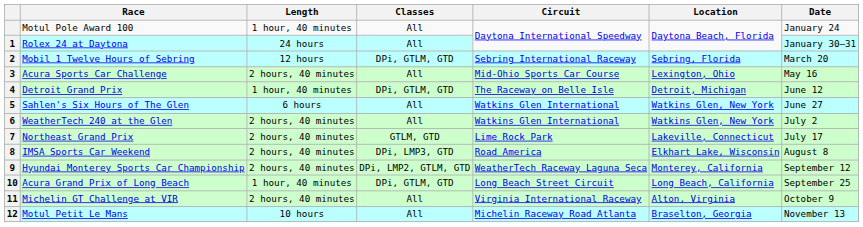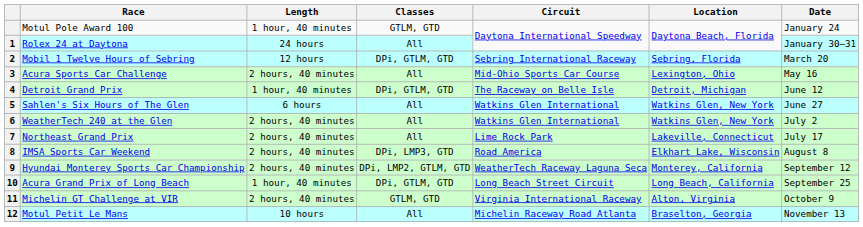(415, 27) All -> (415, 27) GTLM, GTD
(415, 136) GTLM, GTD -> (415, 136) All
(415, 198) All -> (415, 198) GTLM, GTD
